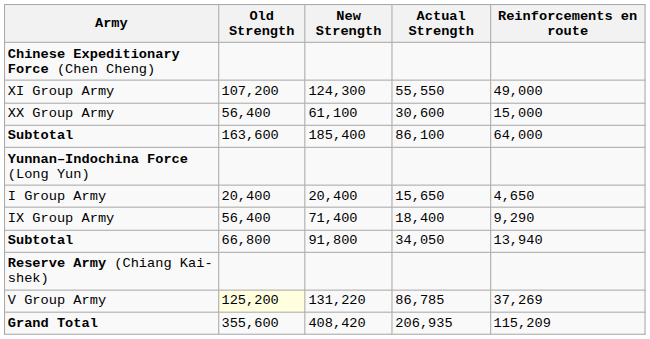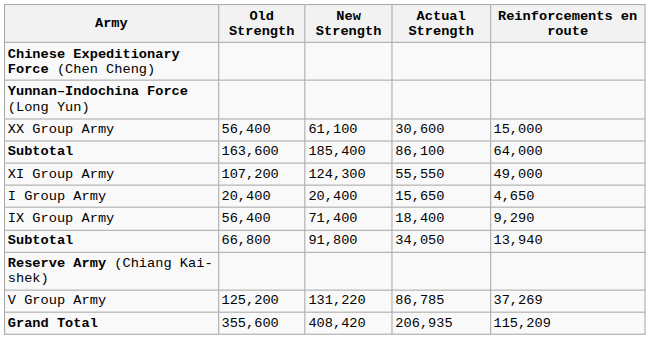rows swapped: (61, 92) <-> (98, 166)
(250, 301) lightyellow background -> (250, 301) no background
